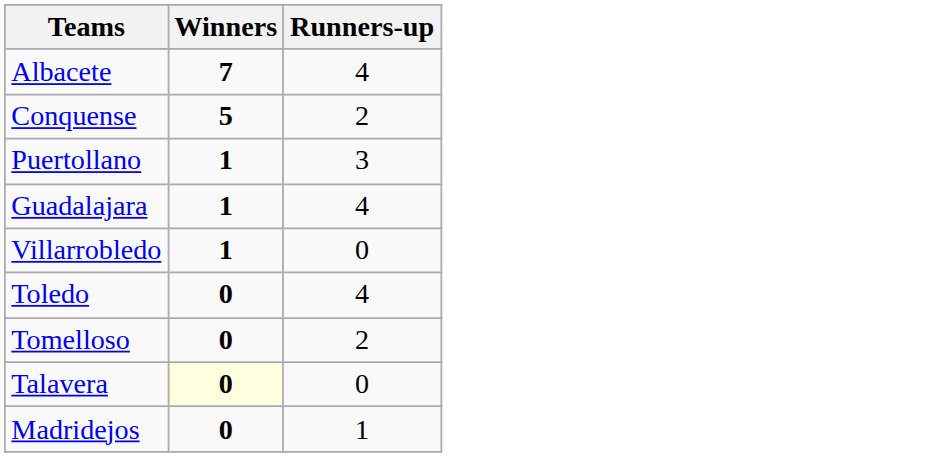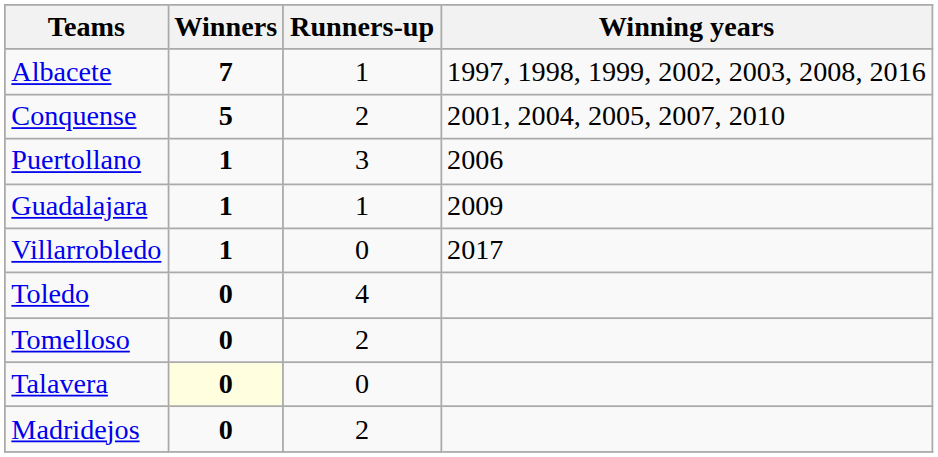+ column: (686, 26)
(362, 71) 4 -> (362, 71) 1
(362, 205) 4 -> (362, 205) 1
(362, 428) 1 -> (362, 428) 2
